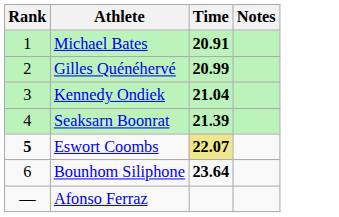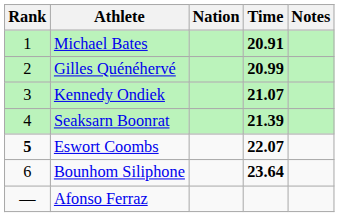+ column: (216, 17)
(211, 95) 21.04 -> (265, 95) 21.07
(211, 146) khaki background -> (265, 146) no background
